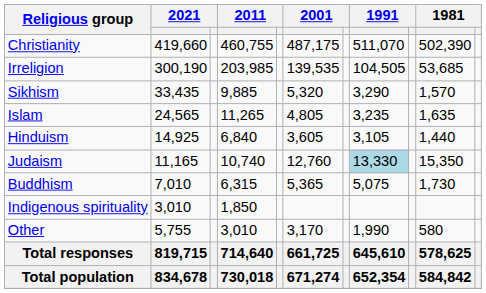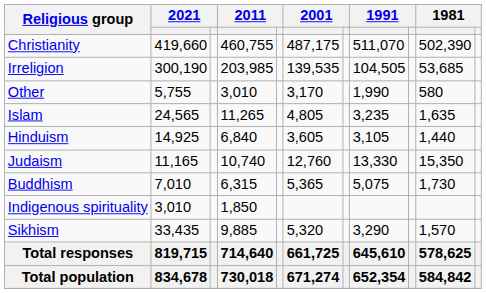rows swapped: (33, 92) <-> (26, 230)
(375, 161) lightblue background -> (375, 161) no background
